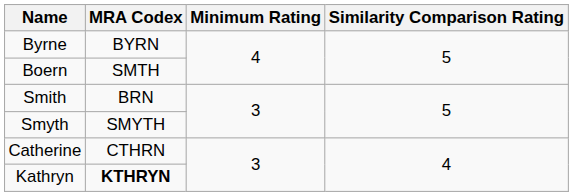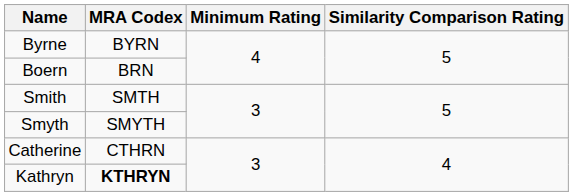(136, 71) SMTH -> (136, 71) BRN
(136, 97) BRN -> (136, 97) SMTH
